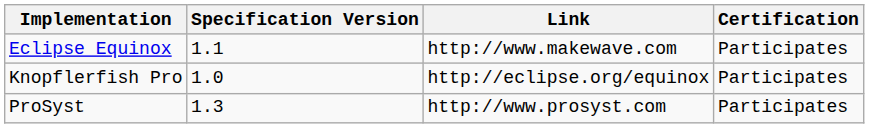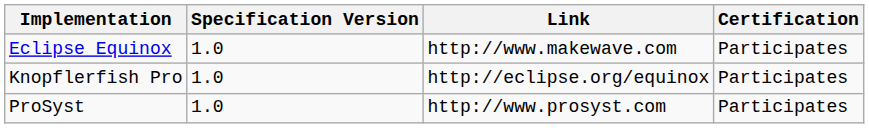(207, 49) 1.1 -> (207, 49) 1.0
(207, 108) 1.3 -> (207, 108) 1.0
